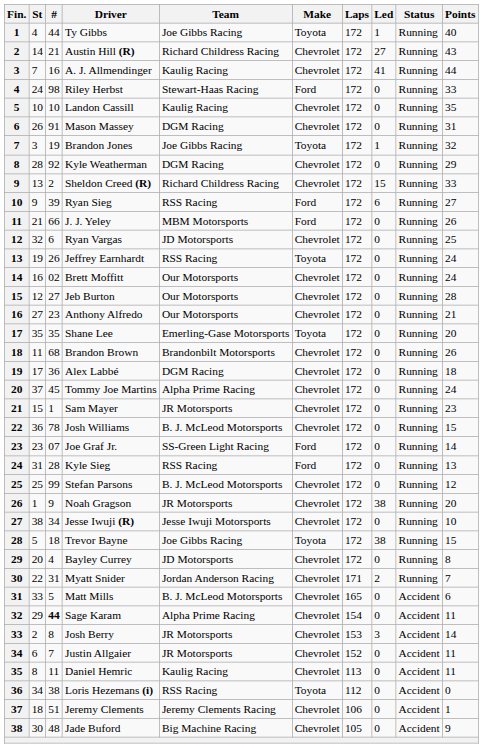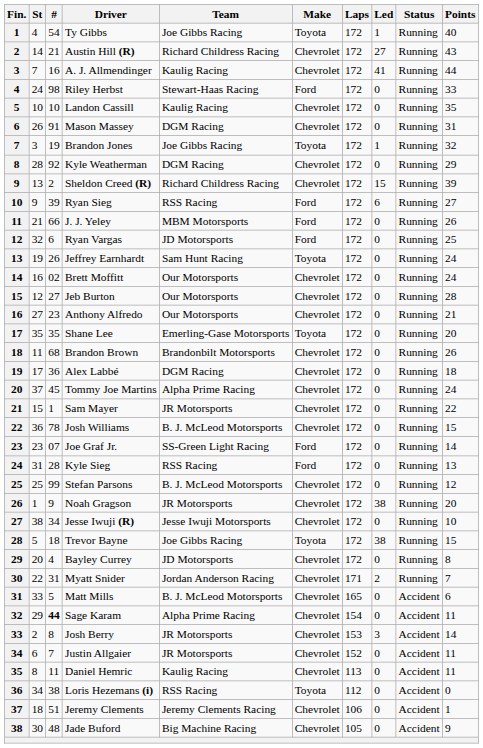(54, 32) 44 -> (54, 32) 54
(451, 183) 33 -> (451, 183) 39
(317, 239) Chevrolet -> (305, 239) Ford
(190, 258) RSS Racing -> (202, 258) Sam Hunt Racing
(451, 408) 23 -> (451, 408) 22
